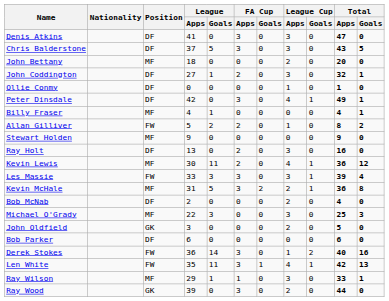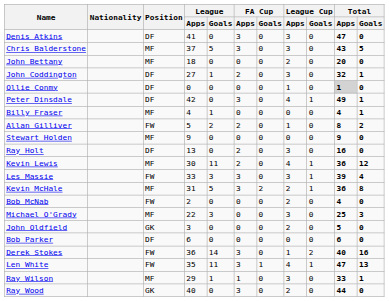(150, 49) DF -> (150, 49) MF
(339, 87) no background -> (339, 87) lightgrey background
(150, 201) DF -> (150, 201) FW
(341, 265) 42 -> (341, 265) 47
(191, 290) 39 -> (191, 290) 40
